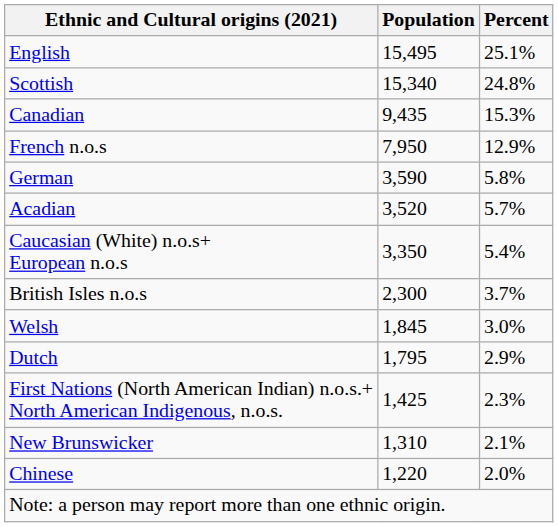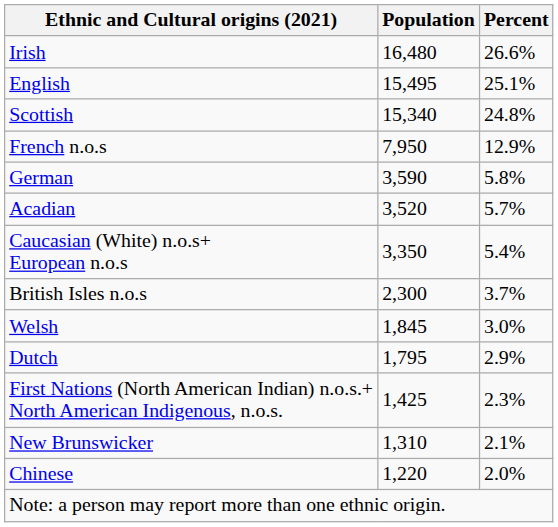+ row: (27, 51)
- row: (47, 114)
